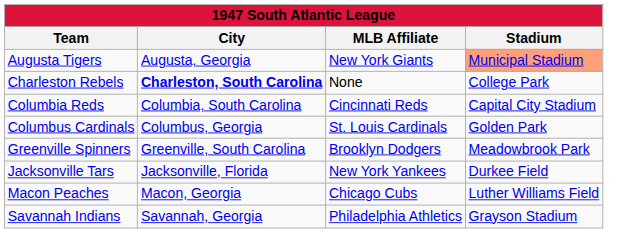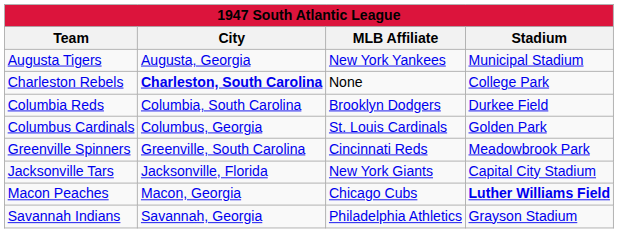(381, 60) New York Giants -> (387, 60) New York Yankees
(526, 60) lightsalmon background -> (526, 60) no background
(378, 104) Cincinnati Reds -> (385, 104) Brooklyn Dodgers
(532, 104) Capital City Stadium -> (508, 104) Durkee Field
(385, 149) Brooklyn Dodgers -> (378, 149) Cincinnati Reds
(387, 171) New York Yankees -> (381, 171) New York Giants
(508, 171) Durkee Field -> (532, 171) Capital City Stadium
(534, 194) normal -> (539, 194) bold
